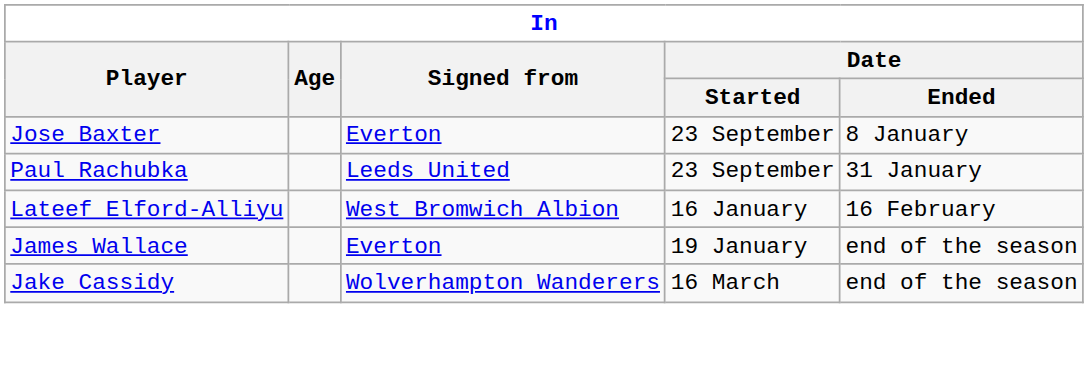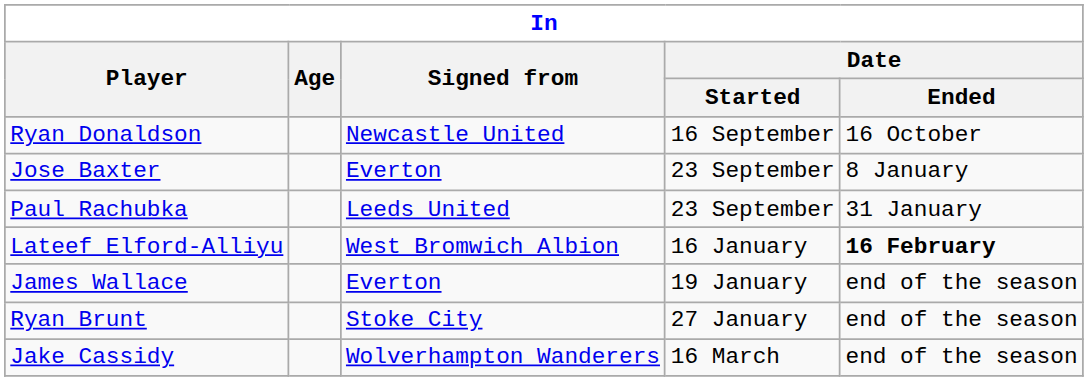+ row: (106, 135)
(921, 209) normal -> (921, 246) bold
+ row: (79, 320)
